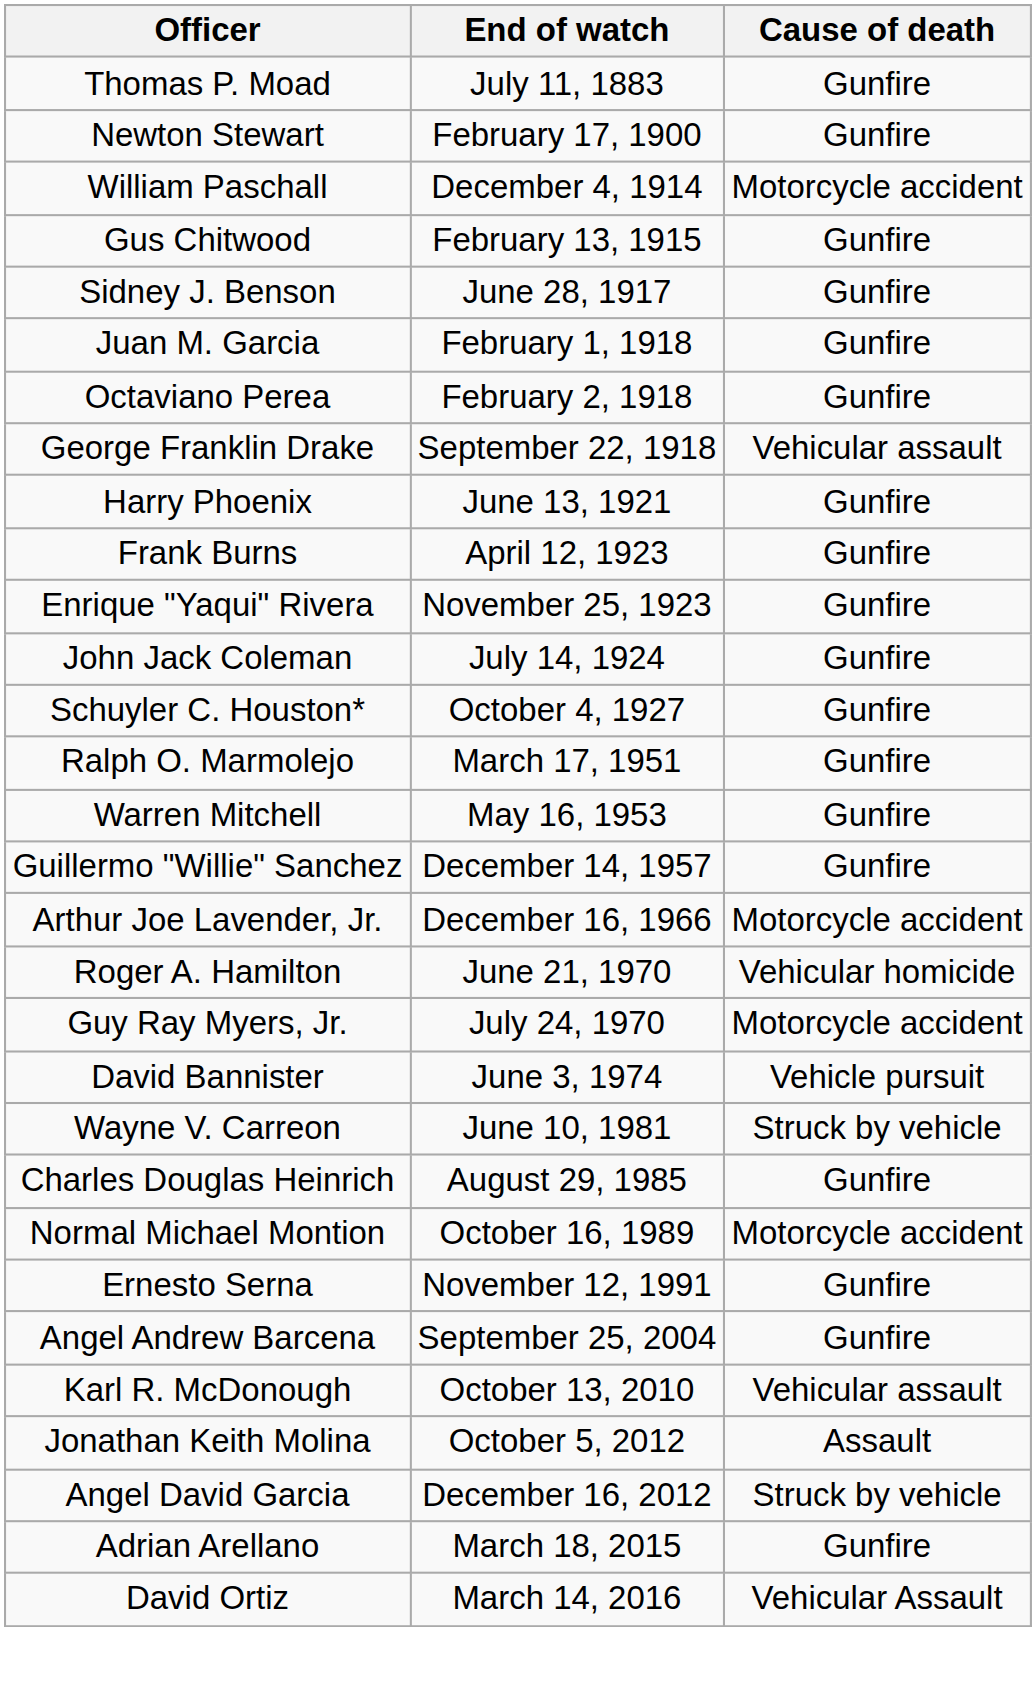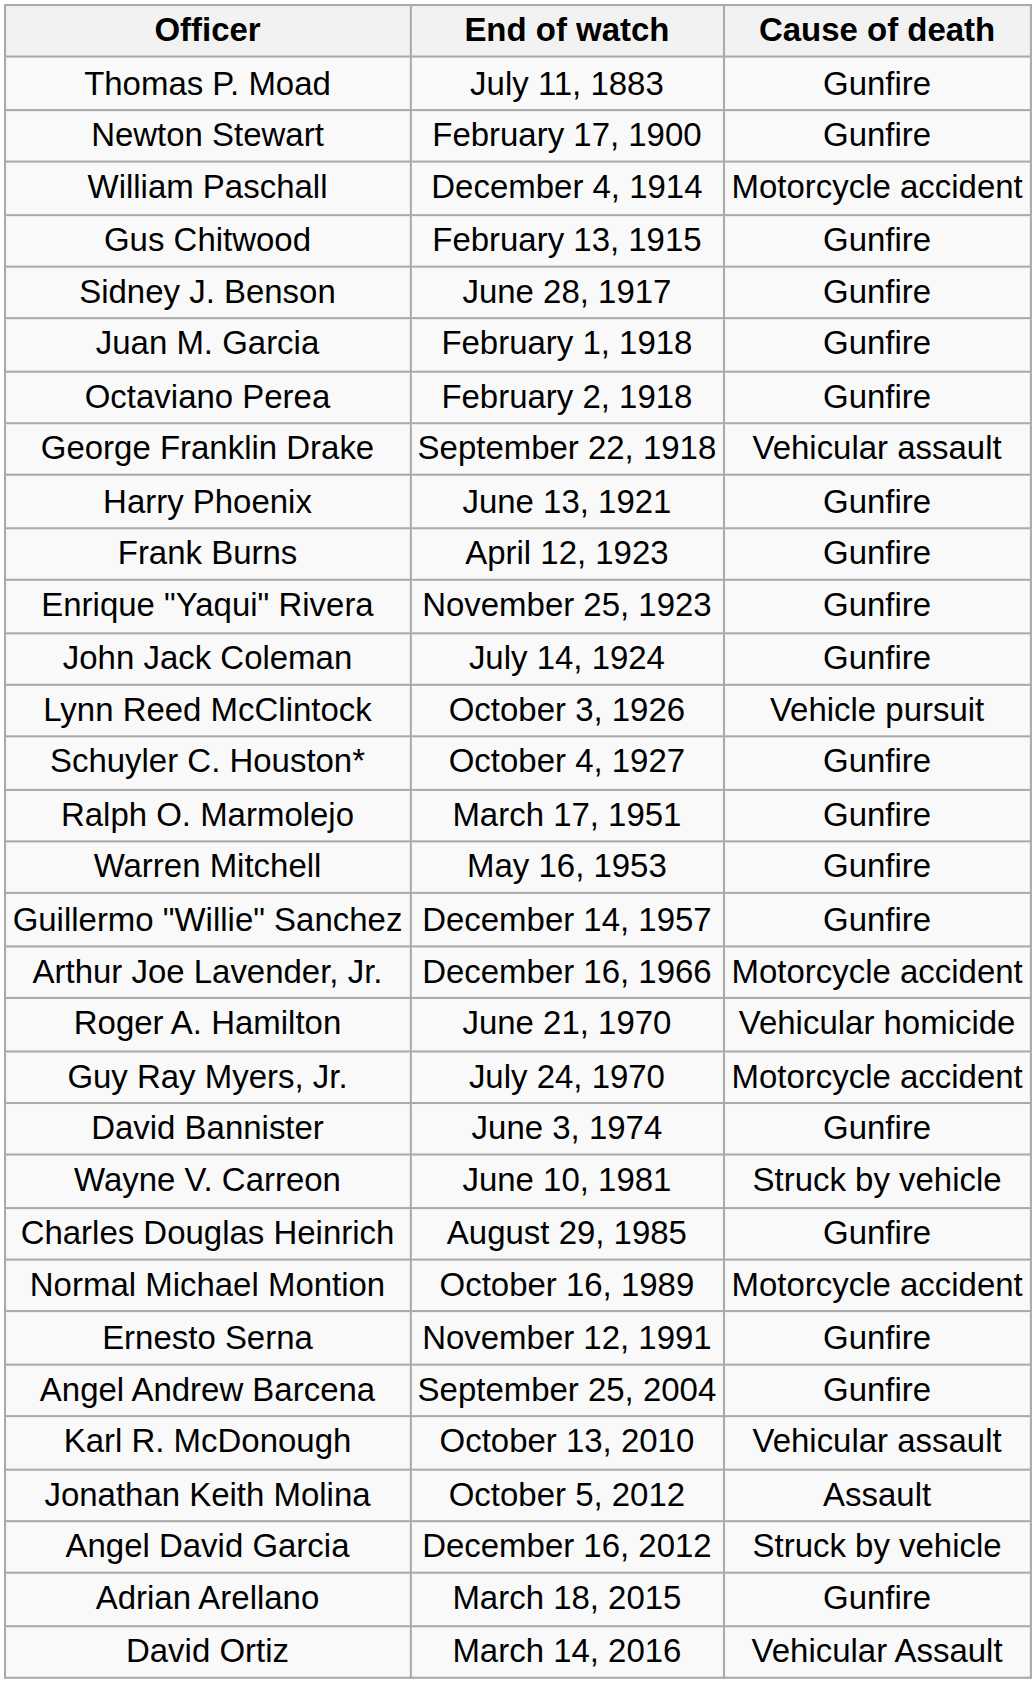+ row: (208, 710)
(877, 1076) Vehicle pursuit -> (877, 1128) Gunfire
